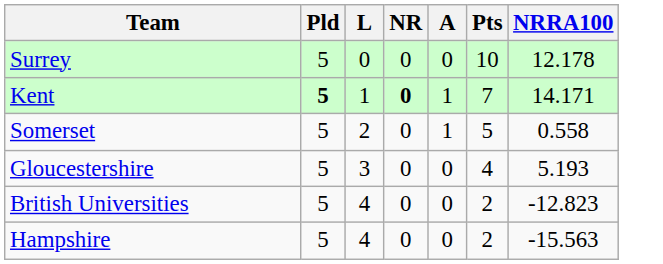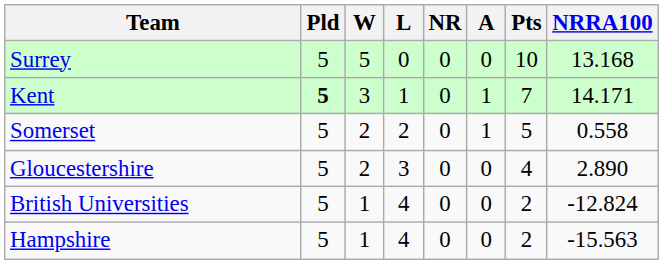+ column: (364, 22)
(563, 58) 12.178 -> (602, 58) 13.168
(406, 95) bold -> (445, 95) normal
(563, 167) 5.193 -> (602, 167) 2.890
(563, 204) -12.823 -> (602, 204) -12.824
